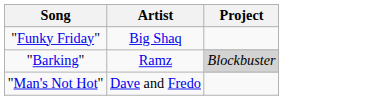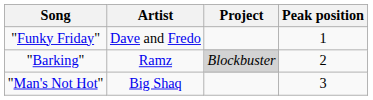+ column: (323, 15)
(155, 38) Big Shaq -> (155, 38) Dave and Fredo
(155, 83) Dave and Fredo -> (155, 83) Big Shaq
